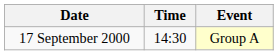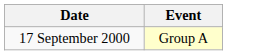- column: (170, 15)
